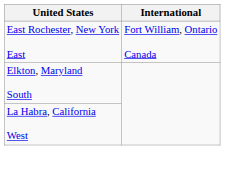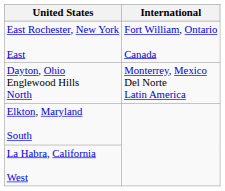+ row: (43, 83)
